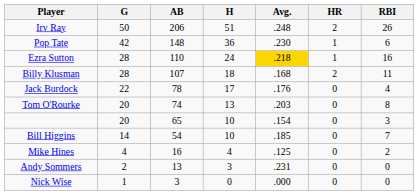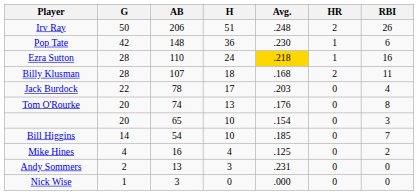(282, 89) .176 -> (282, 89) .203
(282, 105) .203 -> (282, 105) .176
